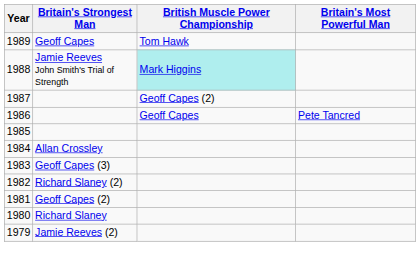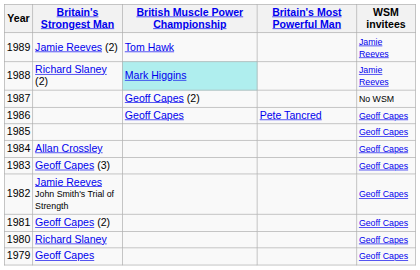+ column: (386, 18)
(65, 41) Geoff Capes -> (76, 47) Jamie Reeves (2)
(75, 70) Jamie Reeves John Smith's Trial of Strength -> (71, 76) Richard Slaney (2)
(79, 182) Richard Slaney (2) -> (75, 194) Jamie Reeves John Smith's Trial of Strength
(76, 232) Jamie Reeves (2) -> (65, 256) Geoff Capes
